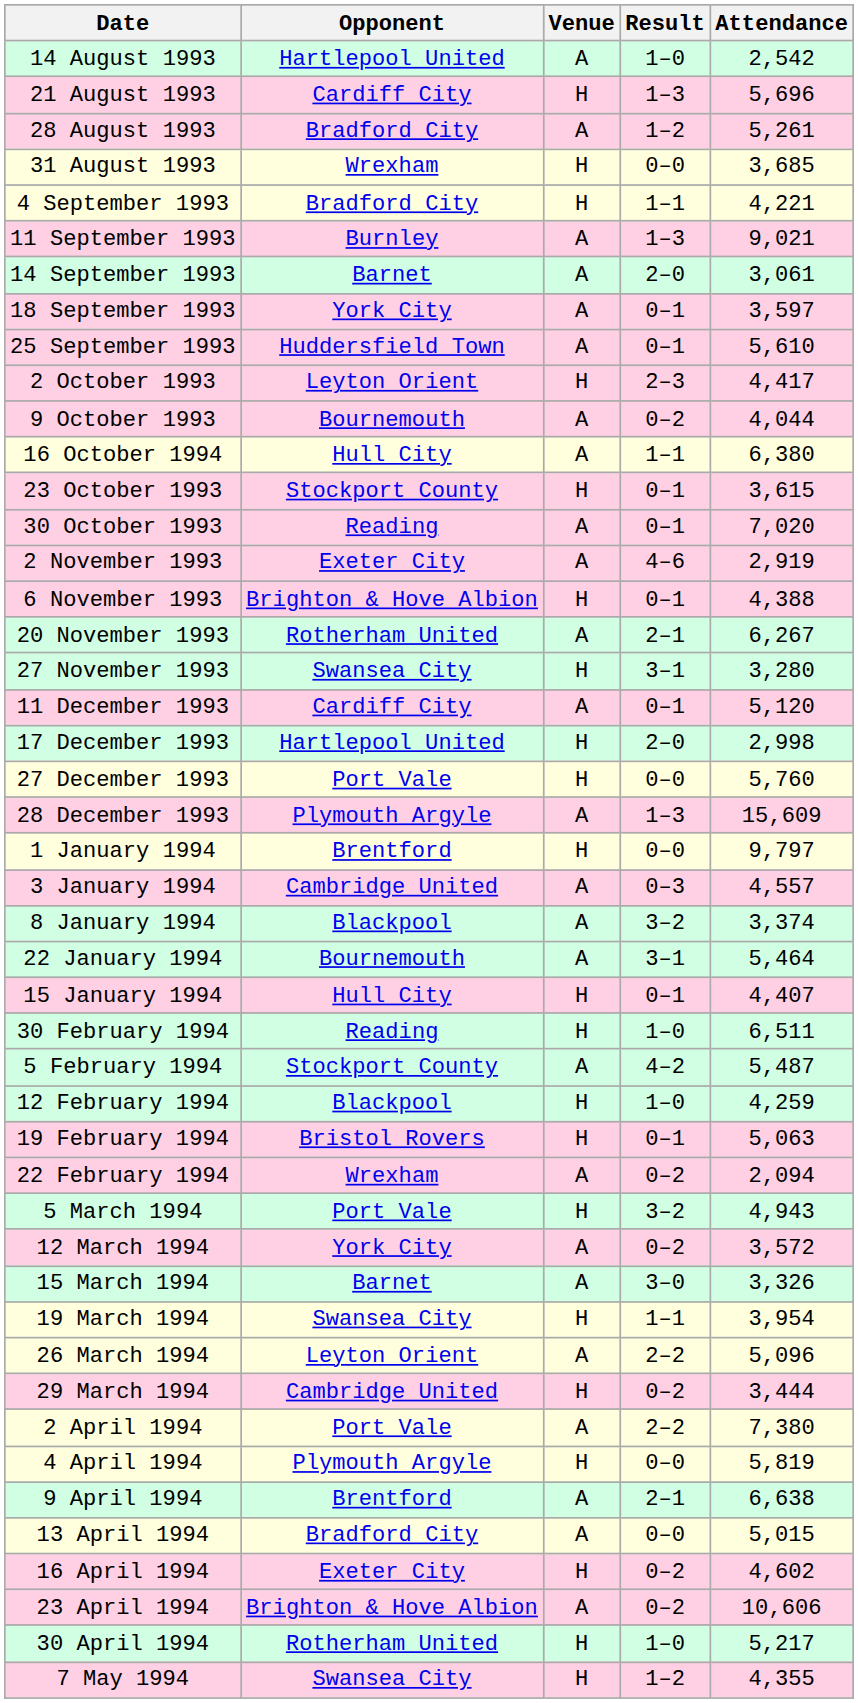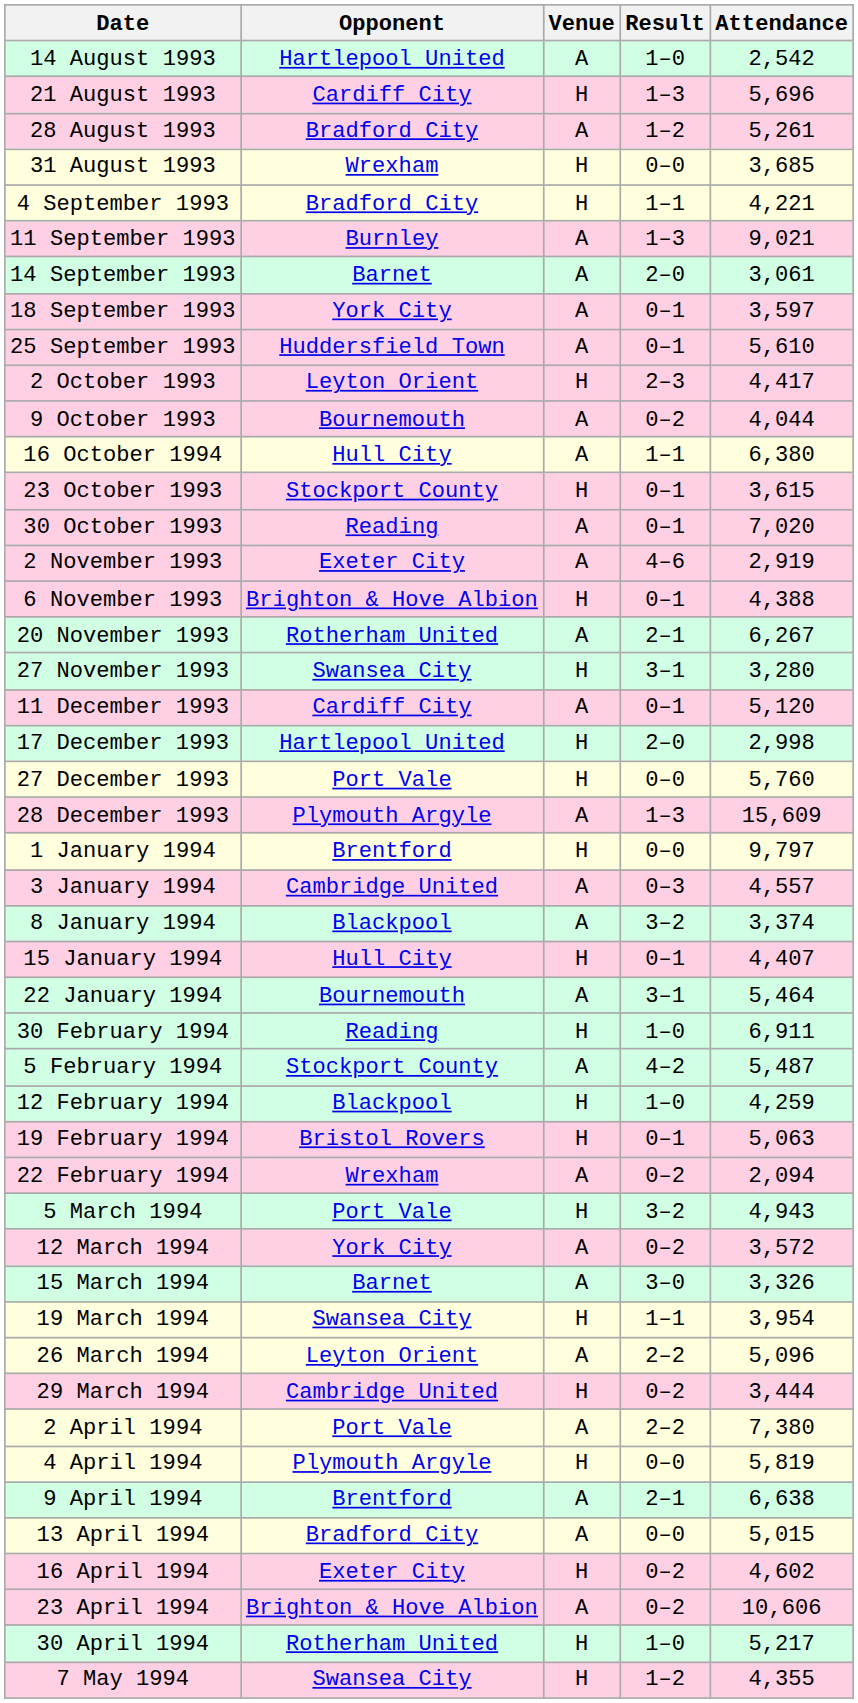rows swapped: (123, 995) <-> (123, 959)
(782, 1031) 6,511 -> (782, 1031) 6,911
